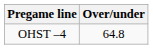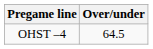(114, 34) 64.8 -> (114, 34) 64.5
